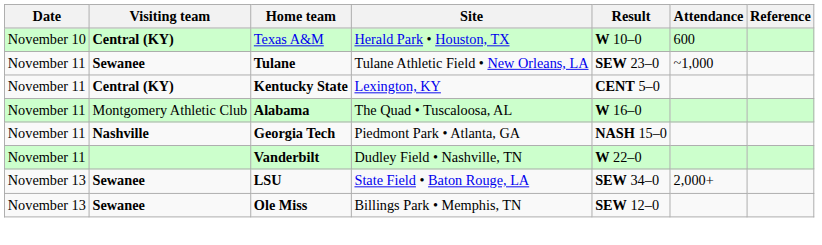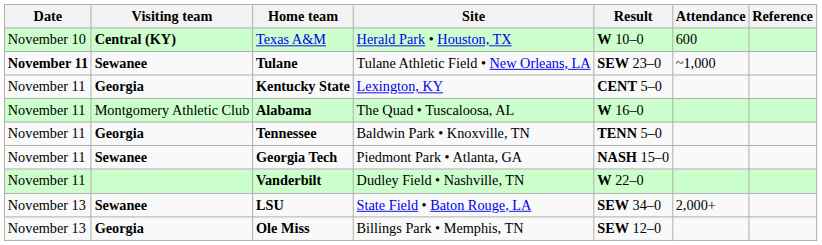(47, 63) normal -> (48, 63) bold
(133, 87) Central (KY) -> (119, 87) Georgia
+ row: (286, 134)
(121, 134) Nashville -> (121, 157) Sewanee
(119, 204) Sewanee -> (119, 228) Georgia
